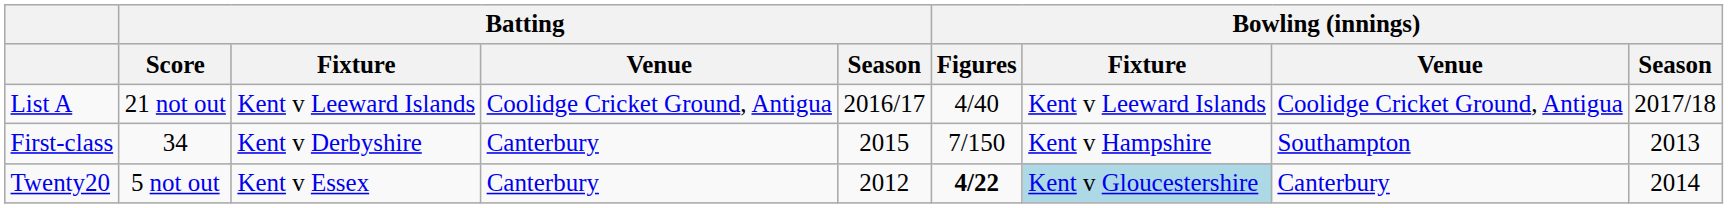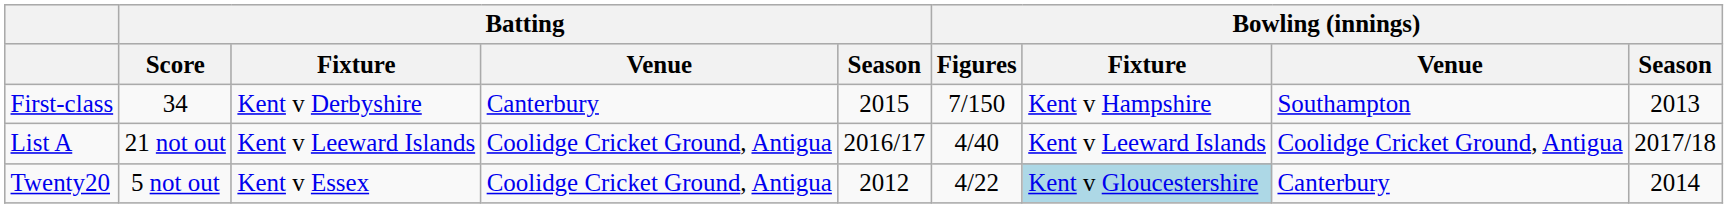rows swapped: (62, 143) <-> (41, 103)
(543, 182) Canterbury -> (659, 182) Coolidge Cricket Ground, Antigua
(977, 182) bold -> (977, 182) normal
